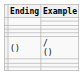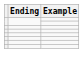- row: (15, 48)
